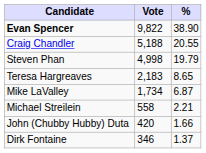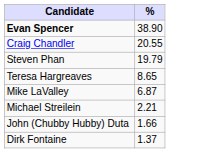- column: (153, 12)
